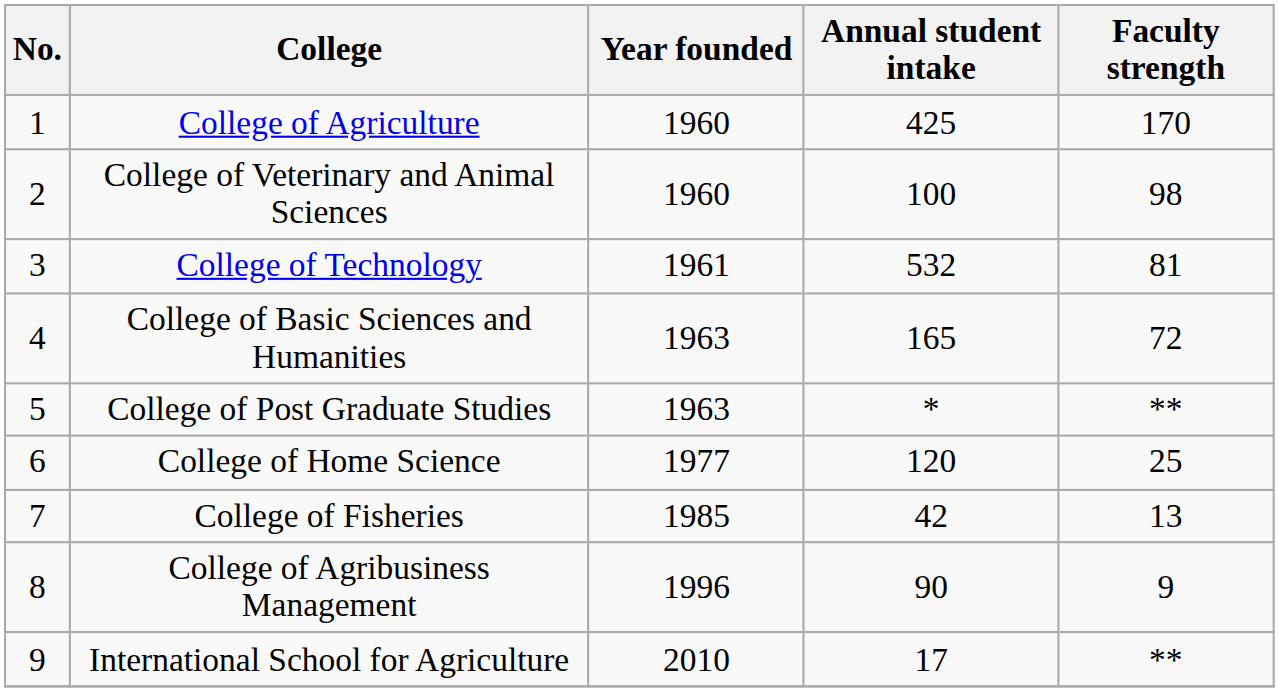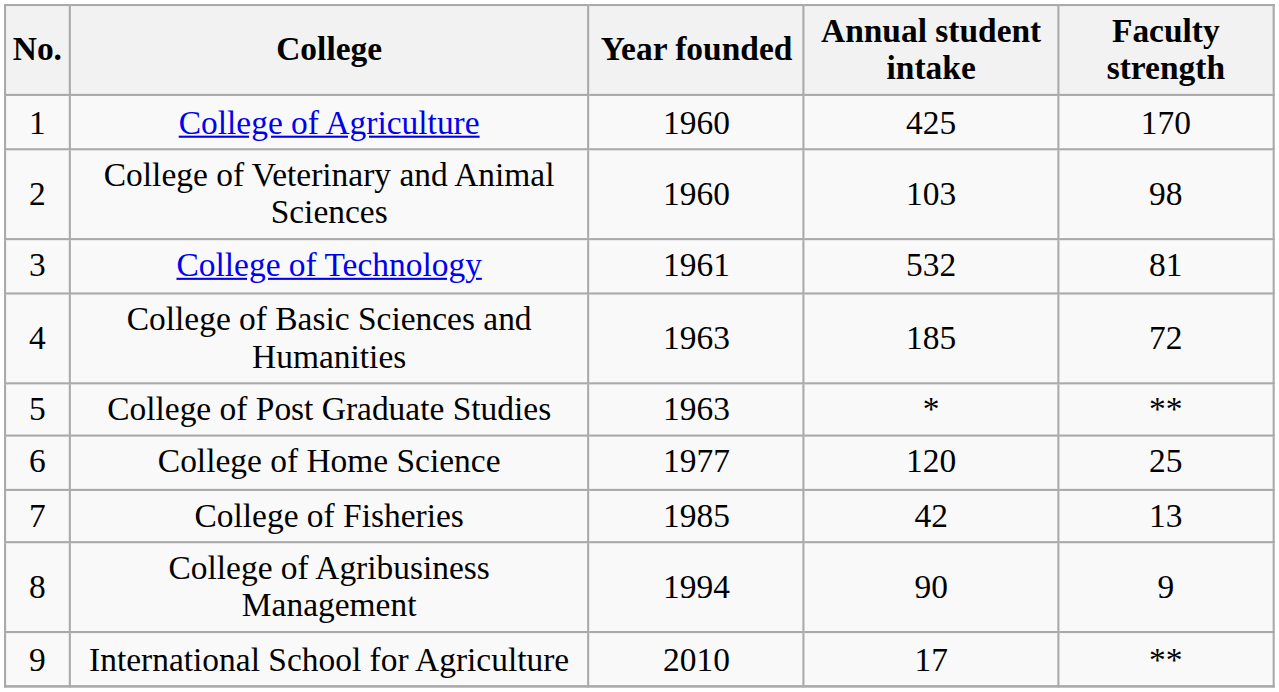(931, 193) 100 -> (931, 193) 103
(931, 337) 165 -> (931, 337) 185
(696, 586) 1996 -> (696, 586) 1994
